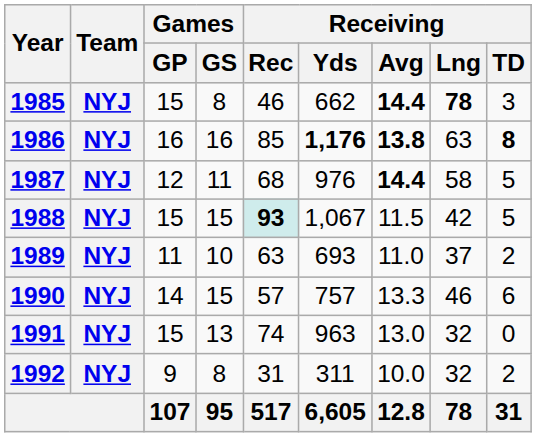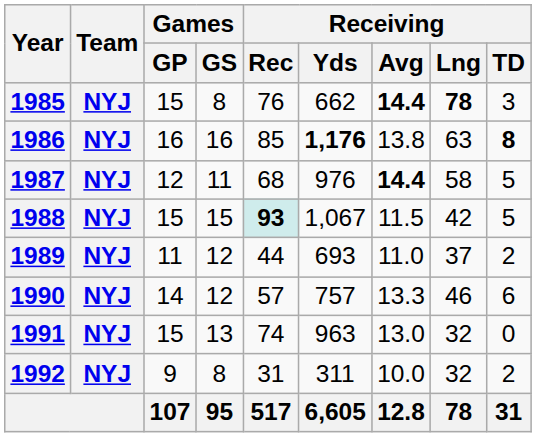(271, 101) 46 -> (271, 101) 76
(401, 140) bold -> (401, 140) normal
(219, 256) 10 -> (219, 256) 12
(271, 256) 63 -> (271, 256) 44
(219, 295) 15 -> (219, 295) 12
